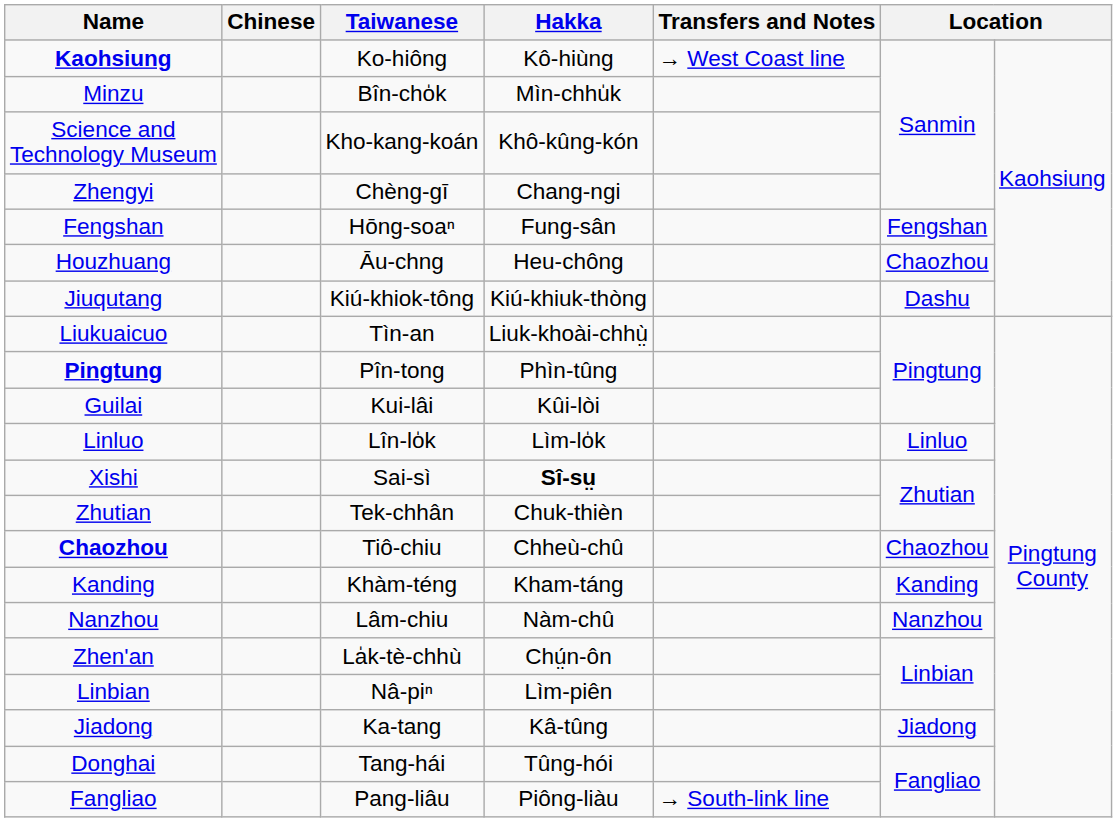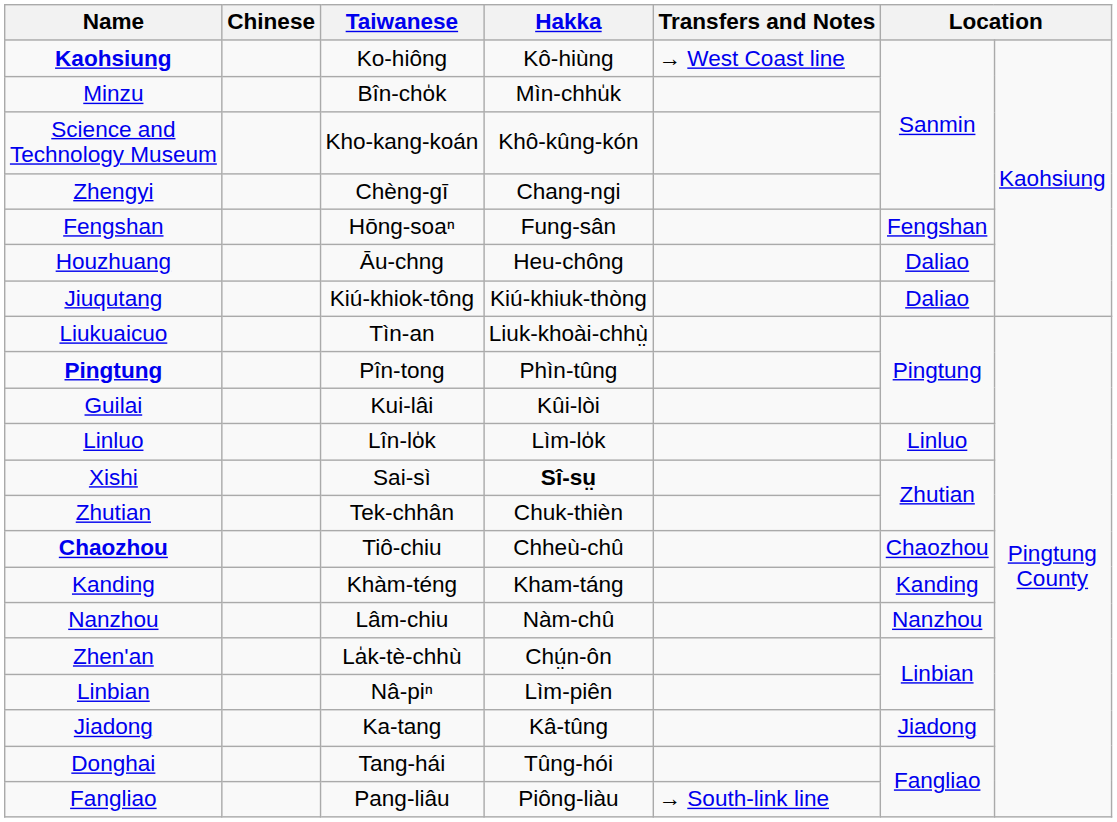(937, 262) Chaozhou -> (937, 262) Daliao
(937, 298) Dashu -> (937, 298) Daliao
